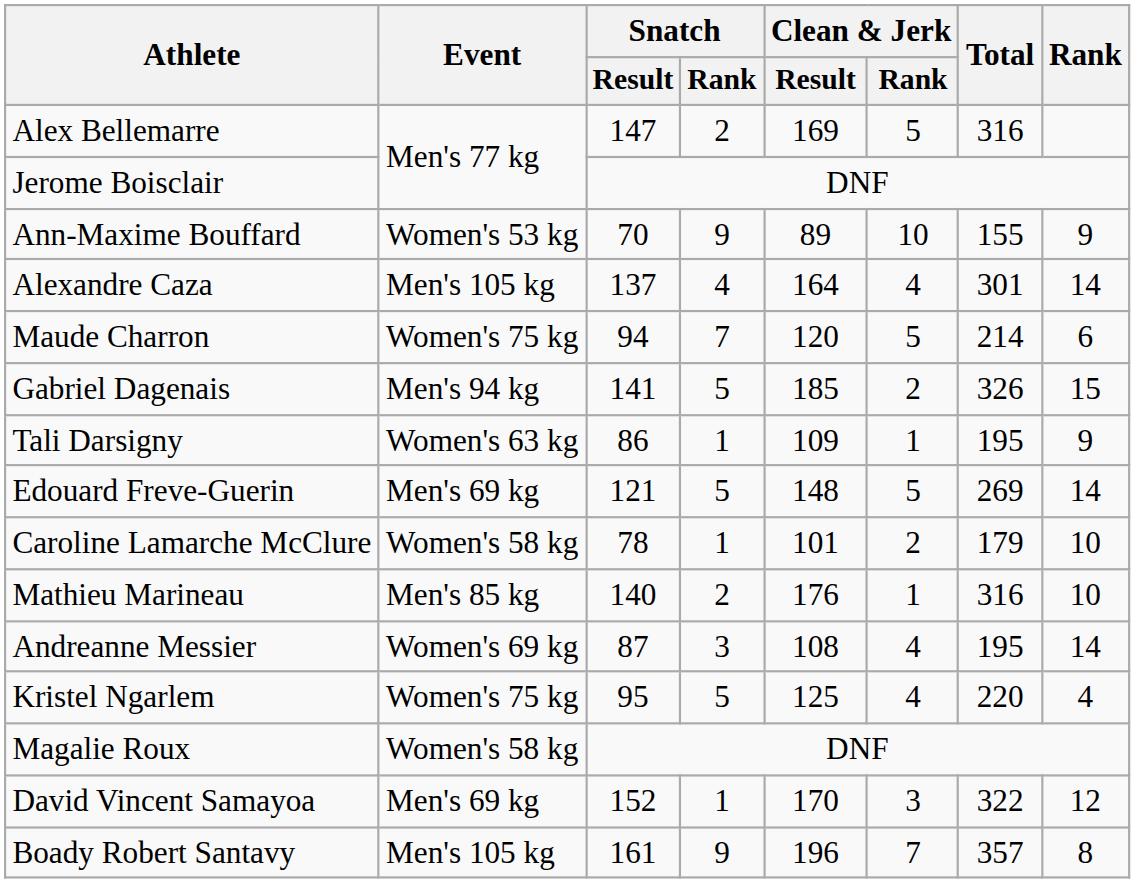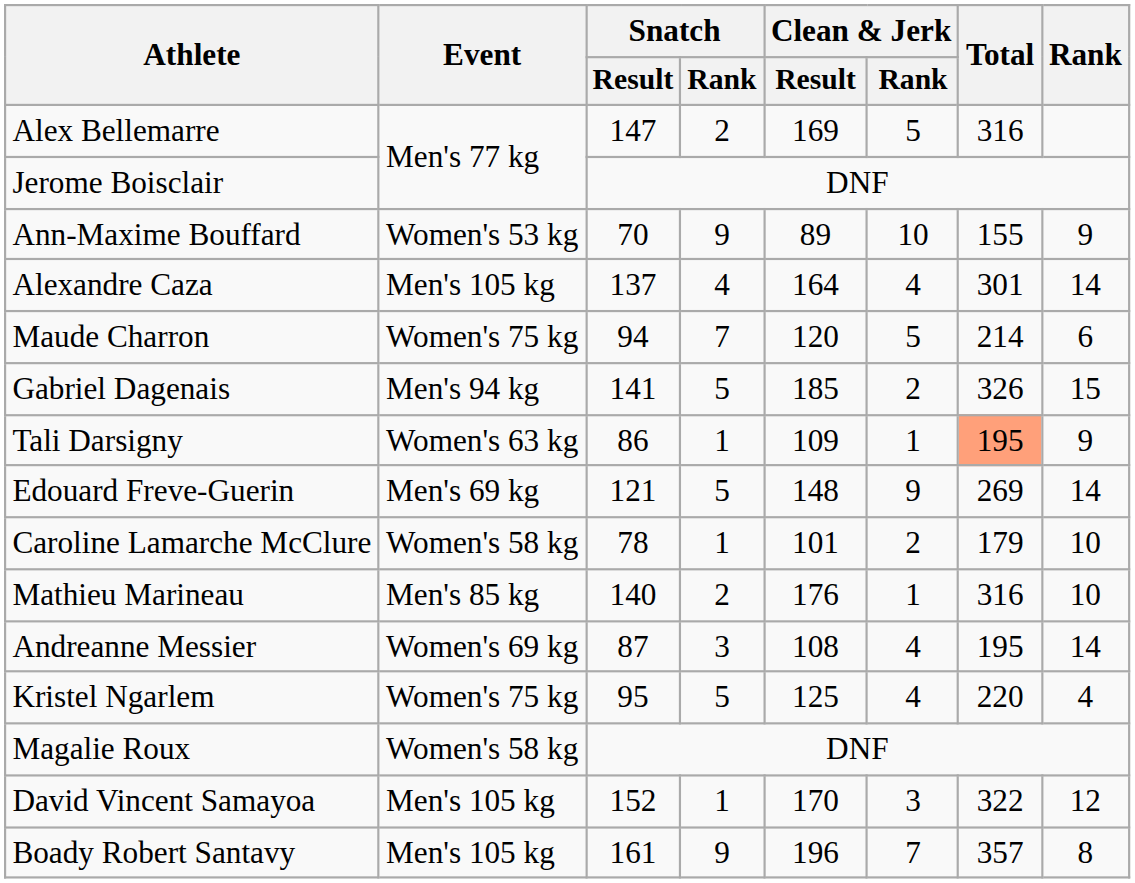(1000, 440) no background -> (1000, 440) lightsalmon background
(913, 491) 5 -> (913, 491) 9
(463, 800) Men's 69 kg -> (470, 800) Men's 105 kg
